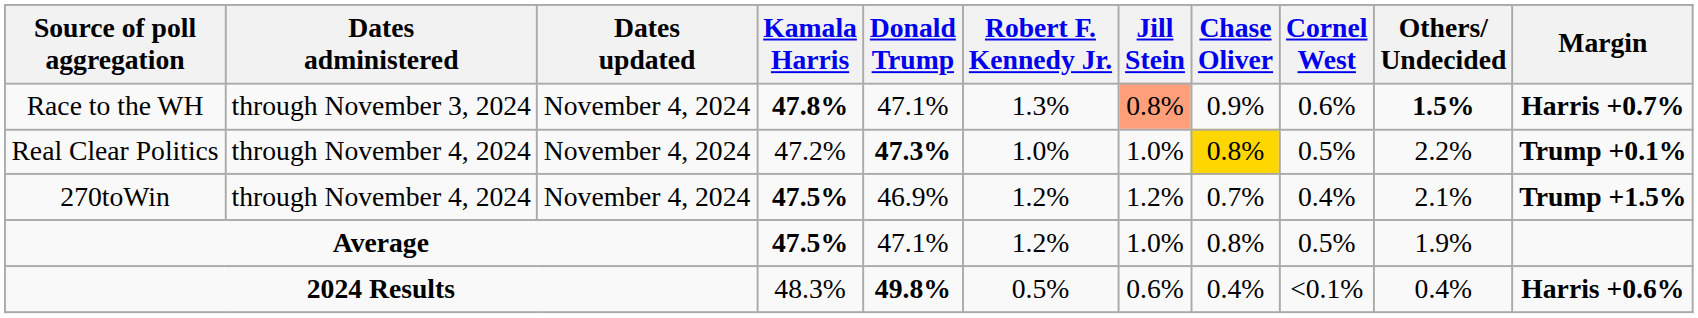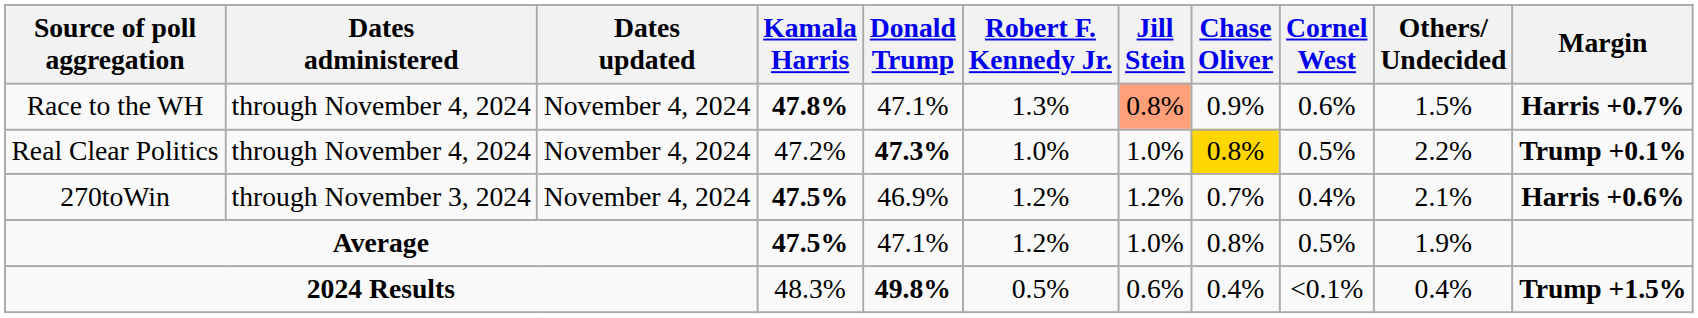(381, 105) through November 3, 2024 -> (381, 105) through November 4, 2024
(1443, 105) bold -> (1443, 105) normal
(381, 197) through November 4, 2024 -> (381, 197) through November 3, 2024
(1603, 197) Trump +1.5% -> (1603, 197) Harris +0.6%
(1603, 288) Harris +0.6% -> (1603, 288) Trump +1.5%
